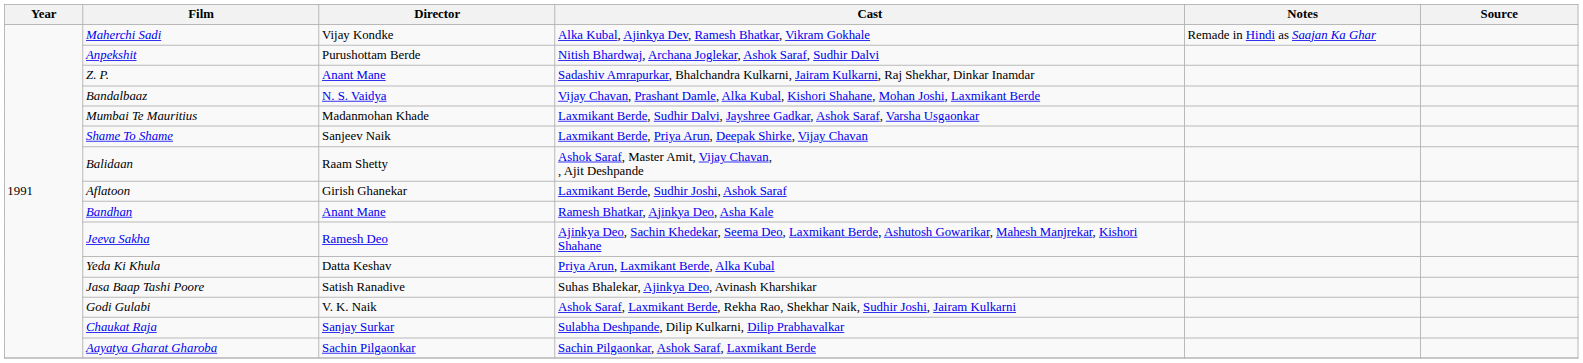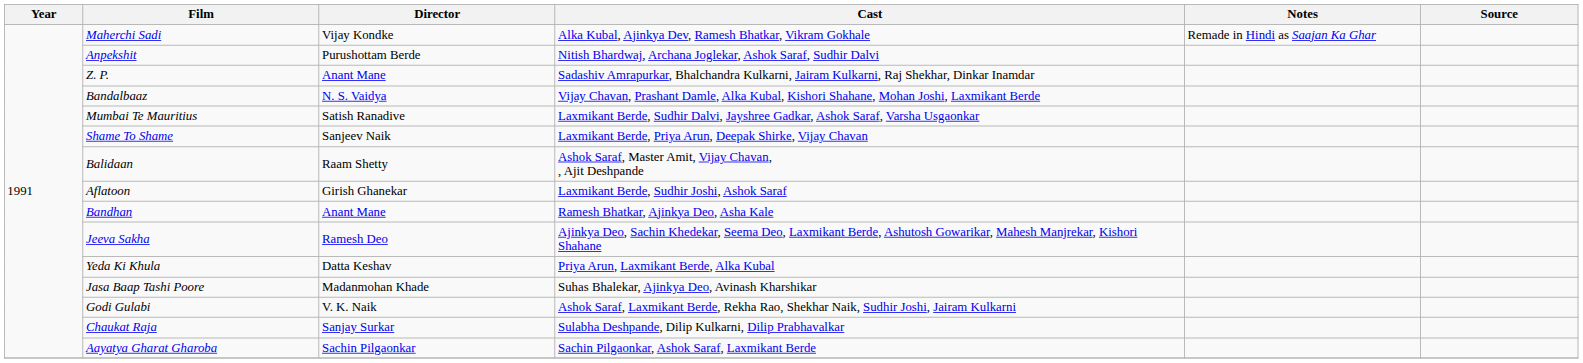(376, 116) Madanmohan Khade -> (363, 116) Satish Ranadive
(363, 287) Satish Ranadive -> (376, 287) Madanmohan Khade
